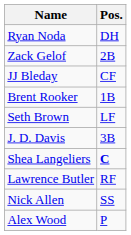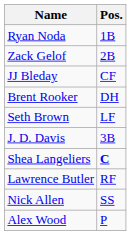(109, 35) DH -> (108, 35) 1B
(108, 96) 1B -> (109, 96) DH
